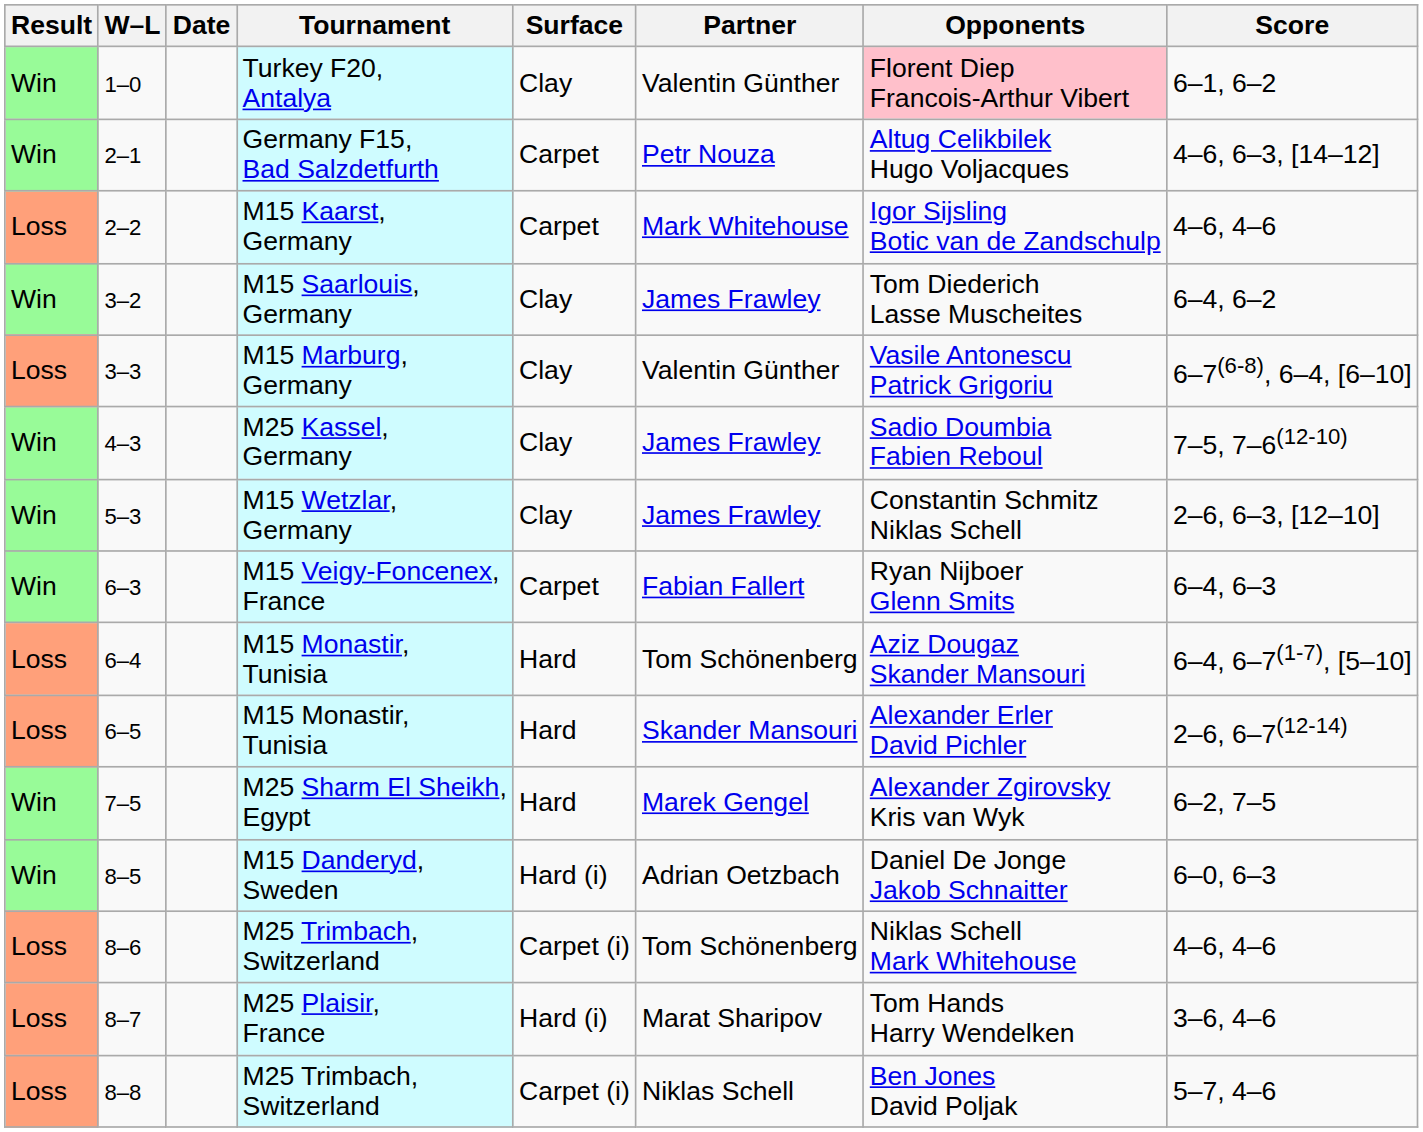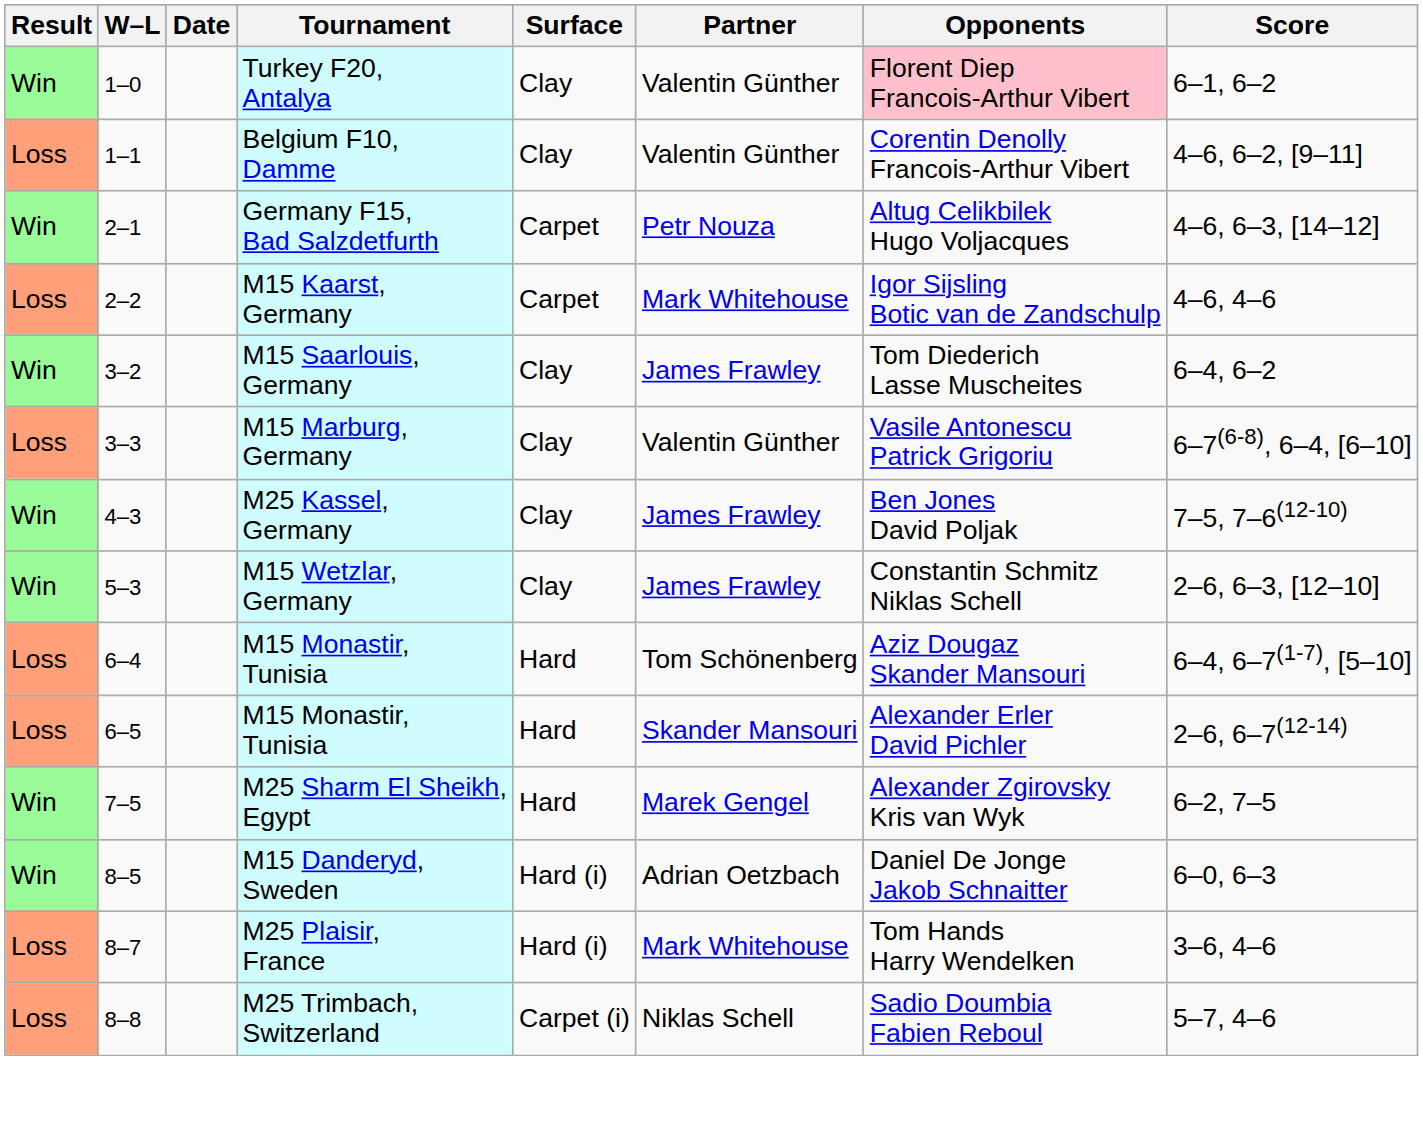+ row: (123, 156)
(961, 442) Sadio Doumbia Fabien Reboul -> (944, 514) Ben Jones David Poljak
- row: (123, 588)
- row: (123, 948)
(732, 1018) Marat Sharipov -> (745, 946) Mark Whitehouse
(944, 1090) Ben Jones David Poljak -> (961, 1018) Sadio Doumbia Fabien Reboul
